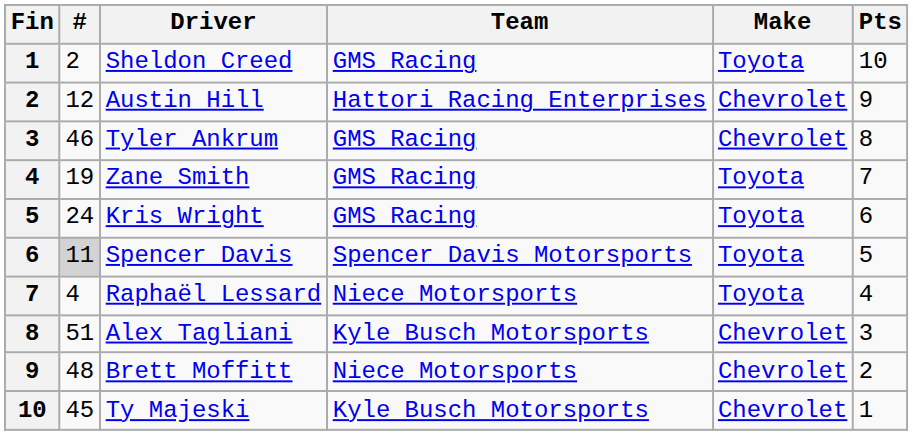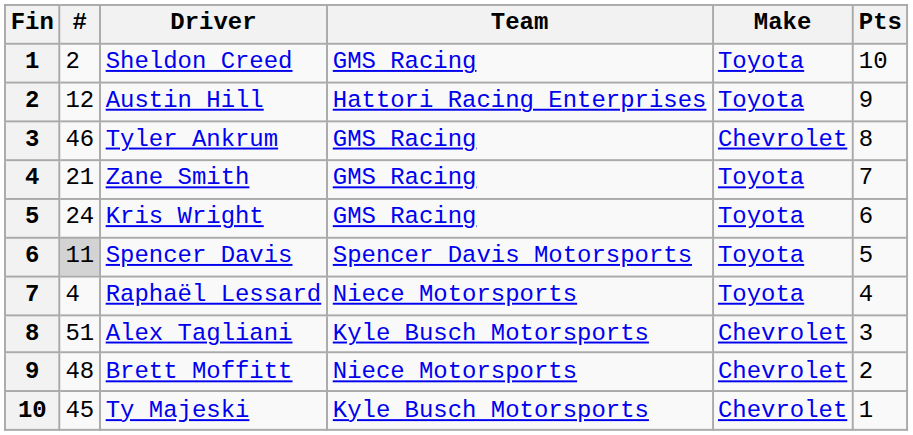(783, 102) Chevrolet -> (761, 102) Toyota
(80, 179) 19 -> (80, 179) 21
